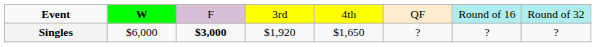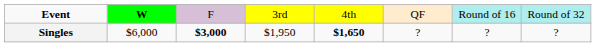(280, 32) $1,920 -> (280, 32) $1,950
(349, 32) normal -> (349, 32) bold
